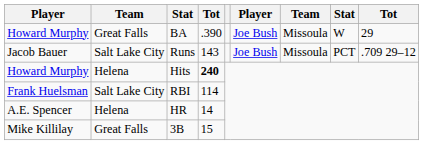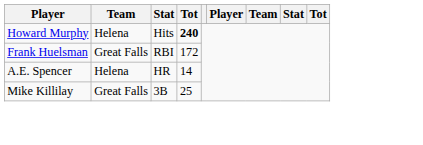- row: (178, 33)
- row: (183, 52)
(129, 91) Salt Lake City -> (121, 52) Great Falls
(210, 91) 114 -> (189, 52) 172
(207, 129) 15 -> (186, 91) 25
